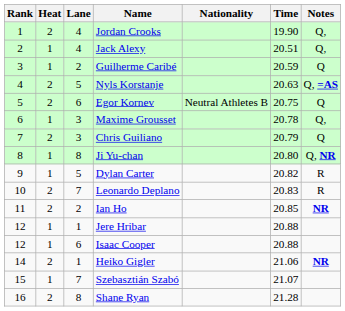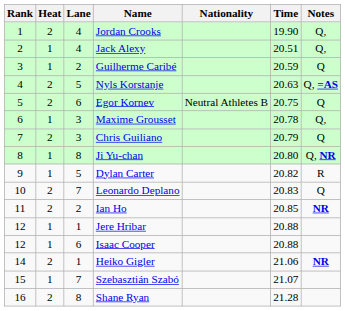(321, 191) R -> (321, 191) Q
